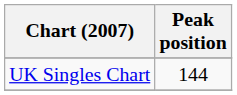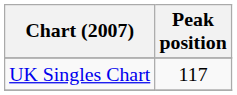(193, 74) 144 -> (193, 74) 117
